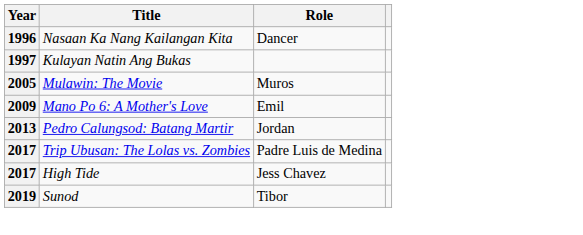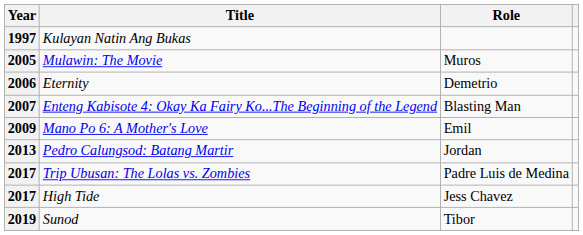- row: (22, 38)
+ row: (22, 83)
+ row: (22, 106)
